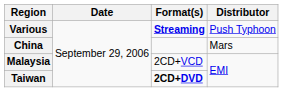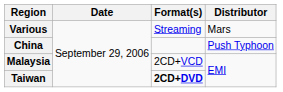(179, 29) bold -> (178, 29) normal
(243, 29) Push Typhoon -> (219, 29) Mars
(221, 45) Mars -> (241, 45) Push Typhoon
